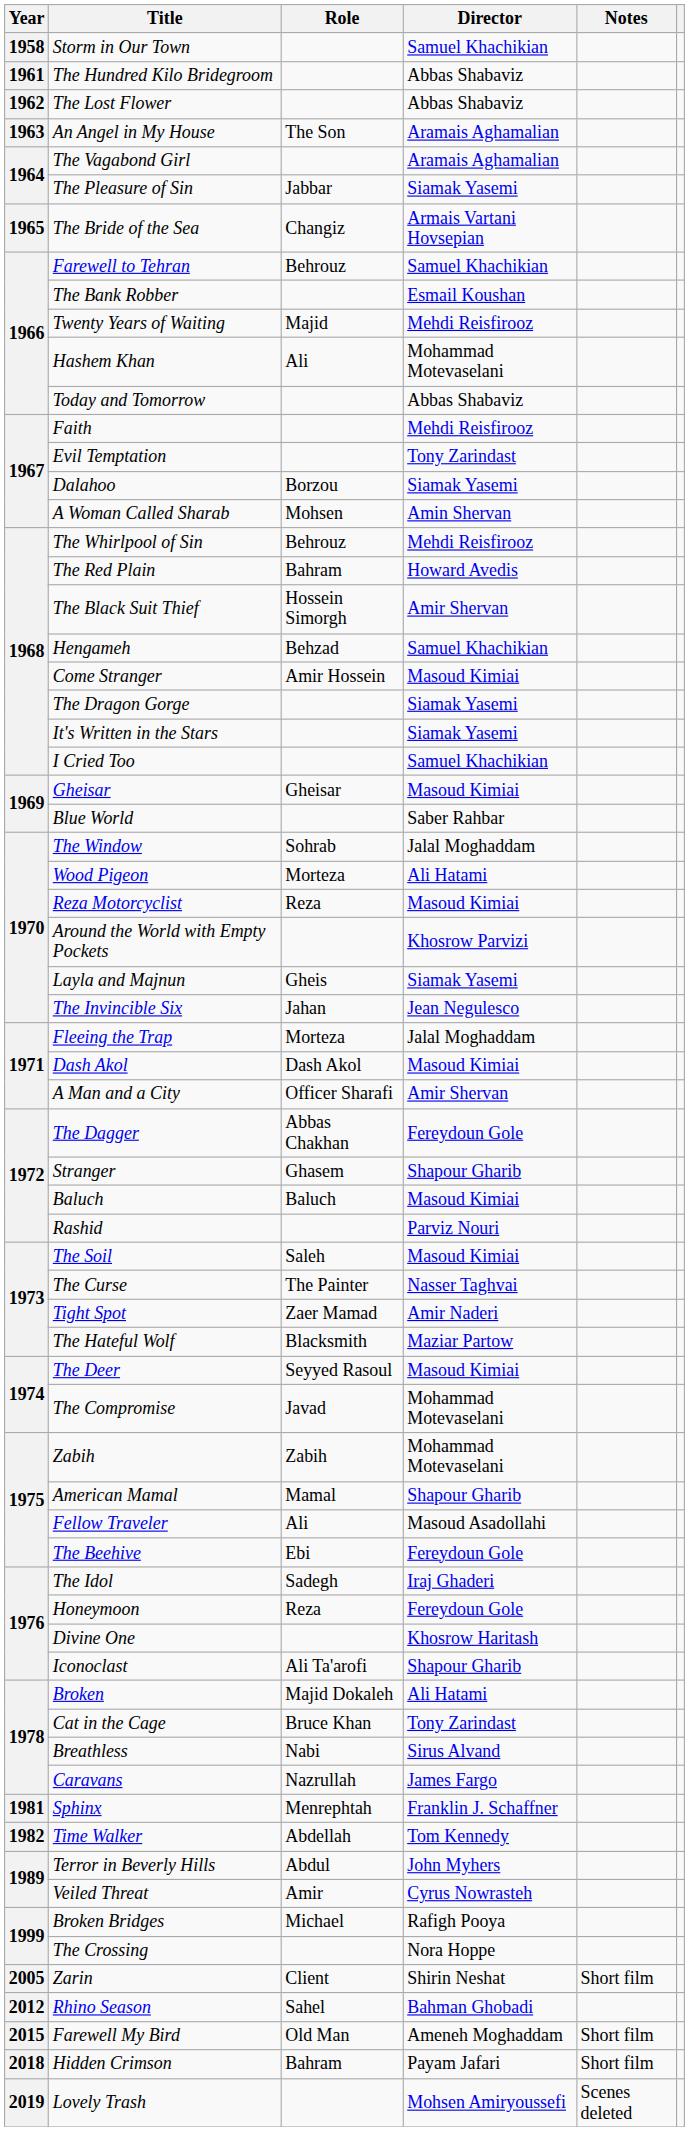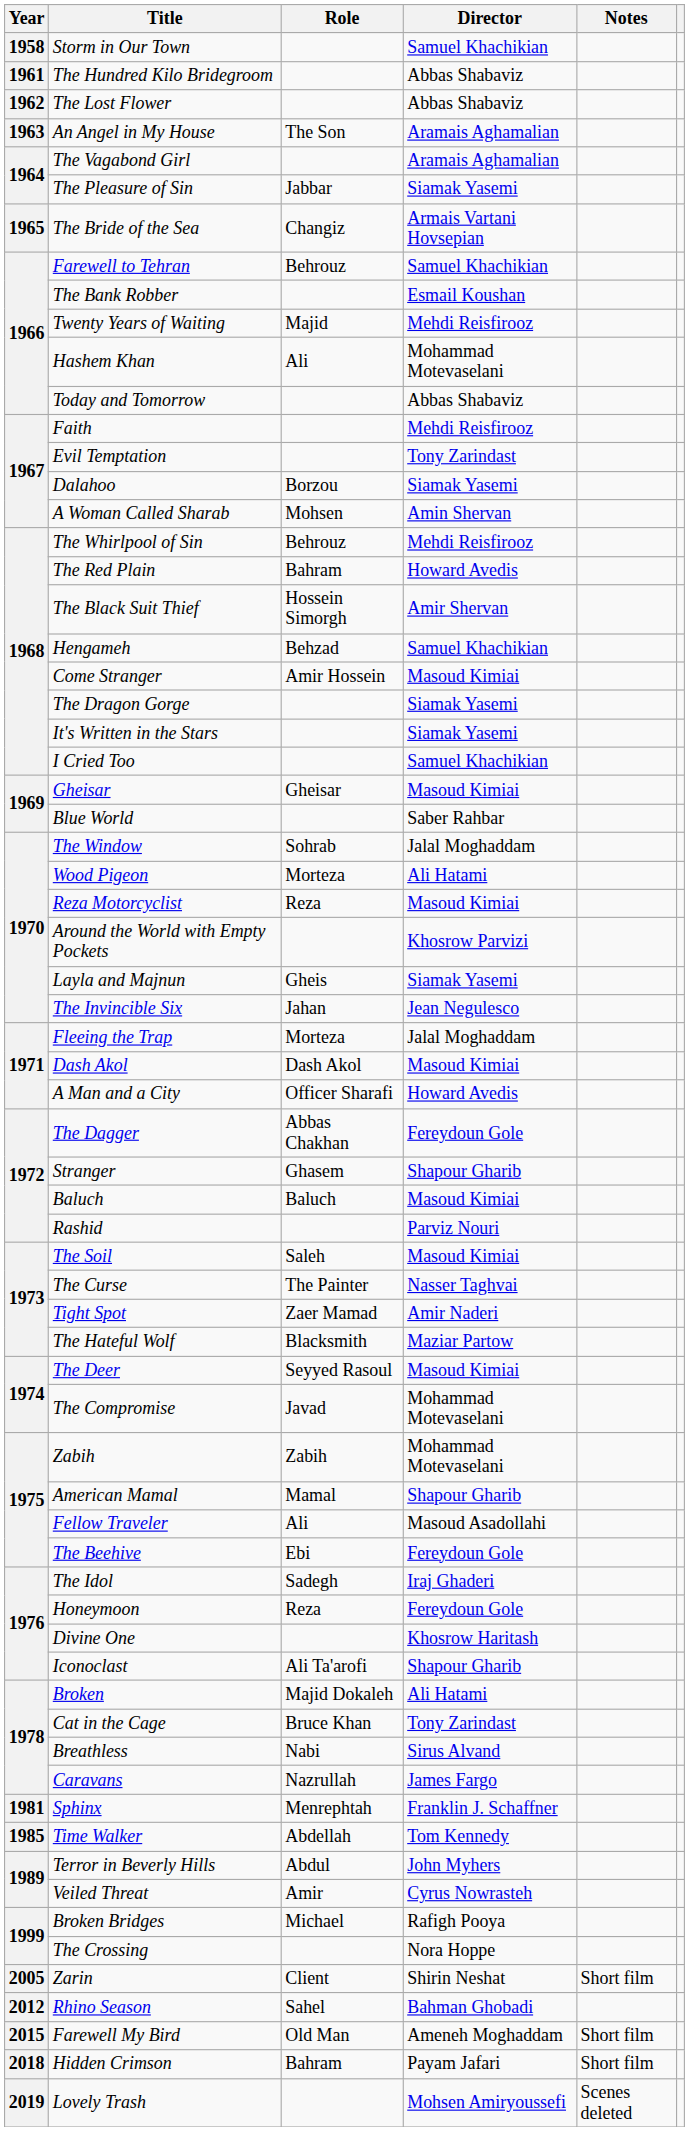(458, 1094) Amir Shervan -> (463, 1094) Howard Avedis
(27, 1836) 1982 -> (27, 1836) 1985
